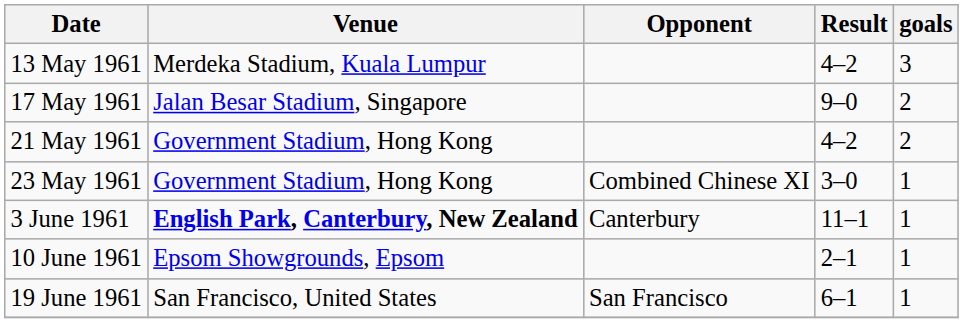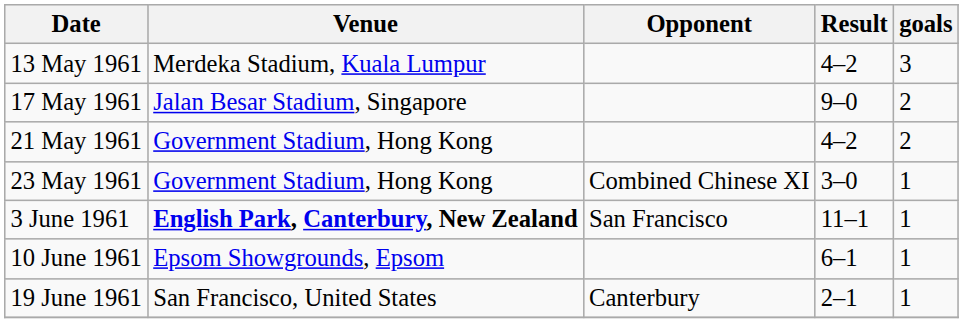(644, 219) Canterbury -> (658, 219) San Francisco
(839, 258) 2–1 -> (839, 258) 6–1
(658, 297) San Francisco -> (644, 297) Canterbury
(839, 297) 6–1 -> (839, 297) 2–1
